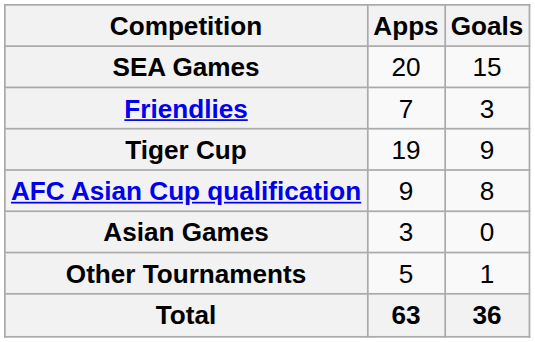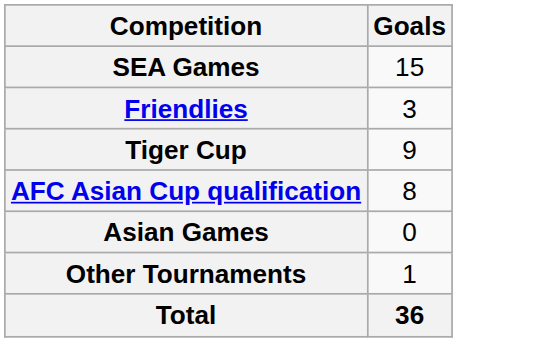- column: (406, 26)
